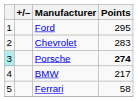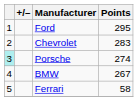(123, 58) bold -> (123, 58) normal
(123, 74) 217 -> (123, 74) 267
